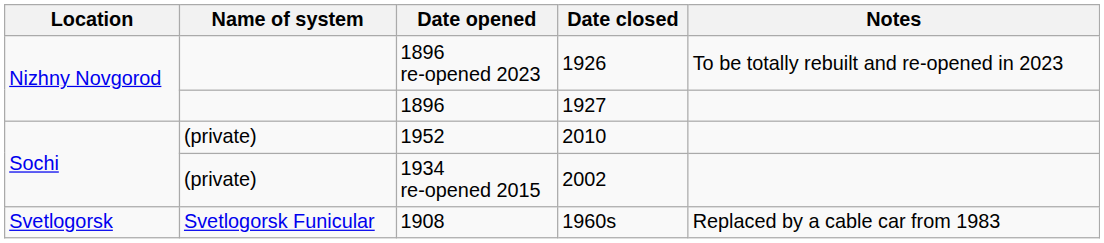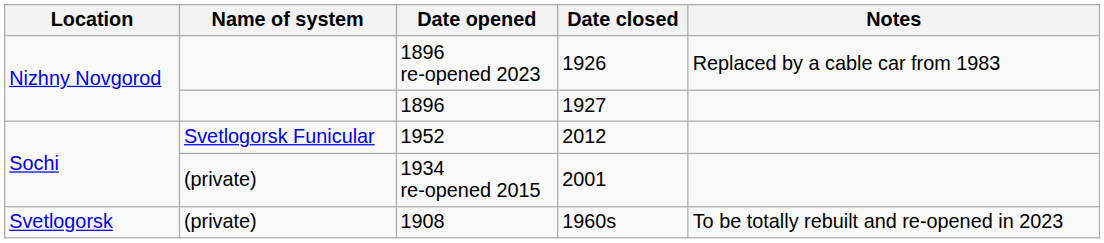(878, 62) To be totally rebuilt and re-opened in 2023 -> (847, 62) Replaced by a cable car from 1983
(220, 136) (private) -> (279, 136) Svetlogorsk Funicular
(584, 136) 2010 -> (584, 136) 2012
(584, 179) 2002 -> (584, 179) 2001
(279, 222) Svetlogorsk Funicular -> (220, 222) (private)
(847, 222) Replaced by a cable car from 1983 -> (878, 222) To be totally rebuilt and re-opened in 2023
